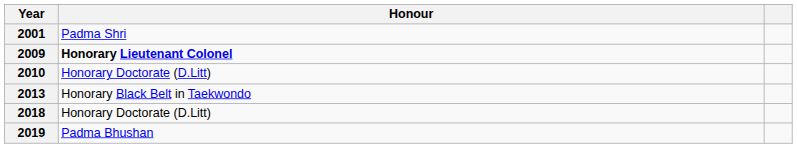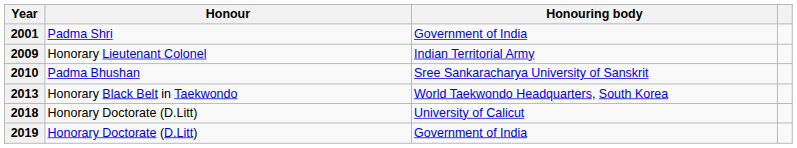+ column: (594, 14)
(147, 53) bold -> (127, 53) normal
(136, 73) Honorary Doctorate (D.Litt) -> (94, 73) Padma Bhushan
(107, 133) Padma Bhushan -> (122, 133) Honorary Doctorate (D.Litt)
